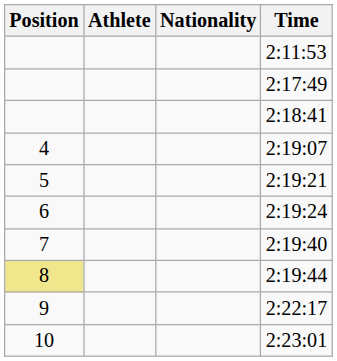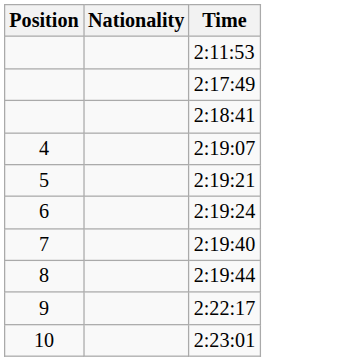- column: (119, 20)
(44, 276) khaki background -> (44, 276) no background
